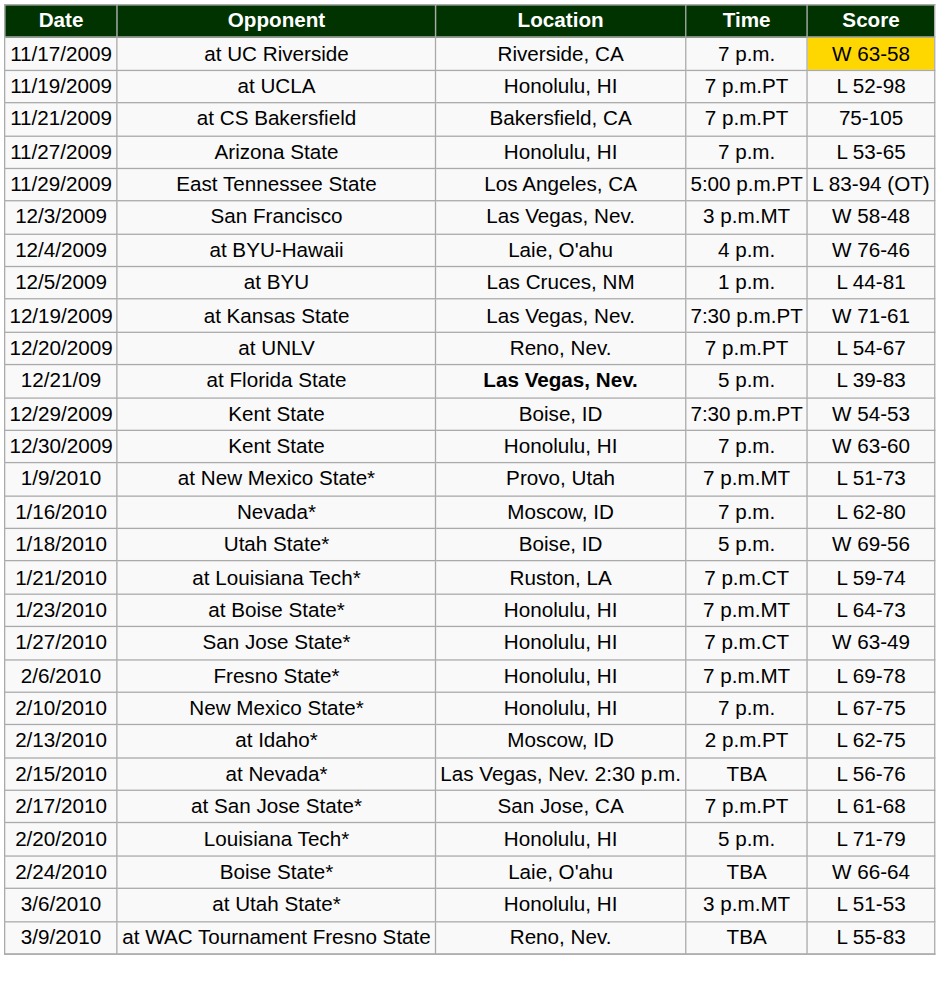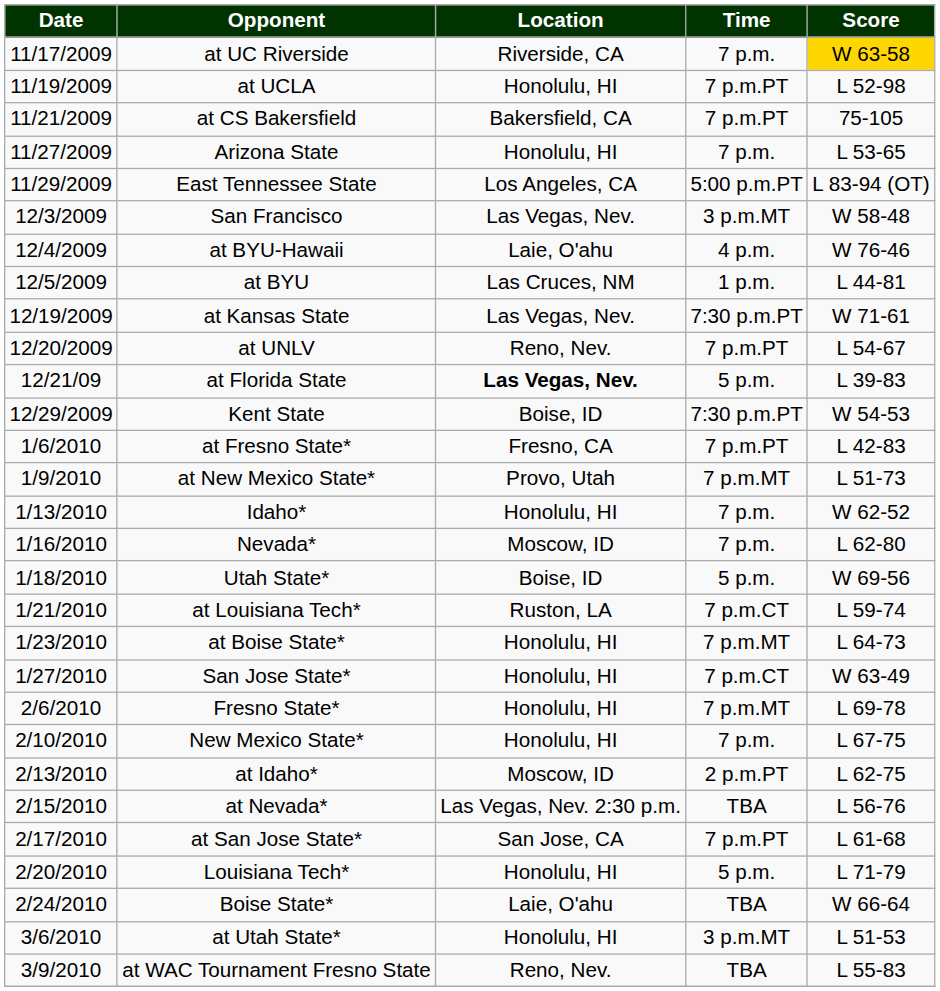- row: (61, 446)
+ row: (61, 446)
+ row: (61, 511)
